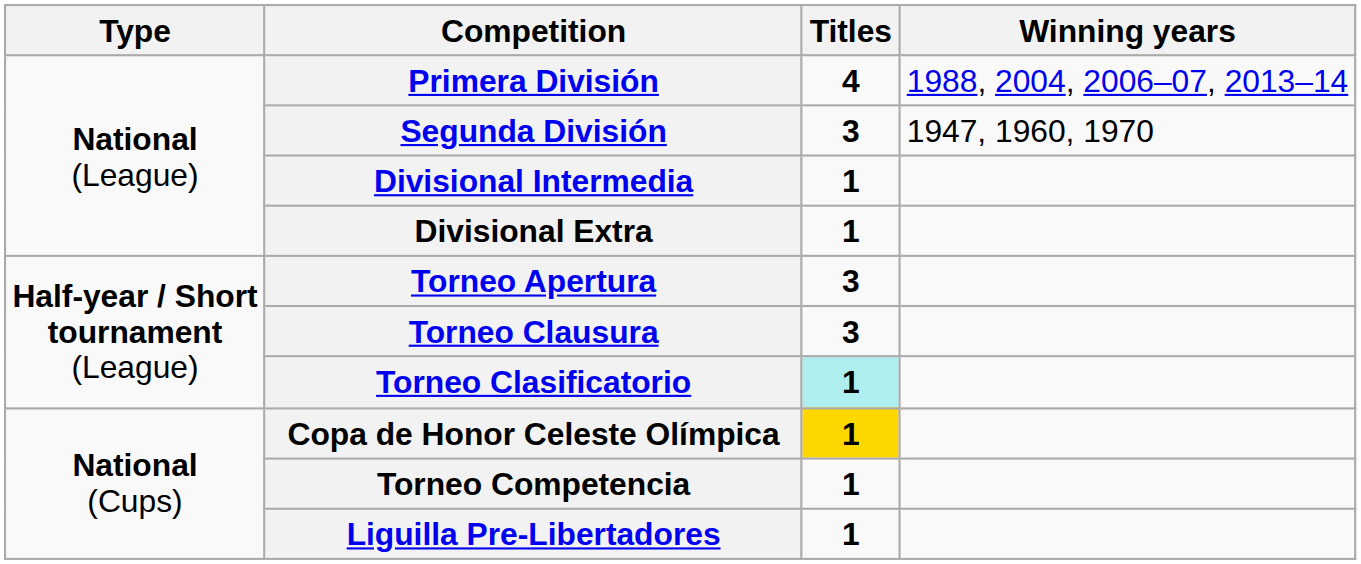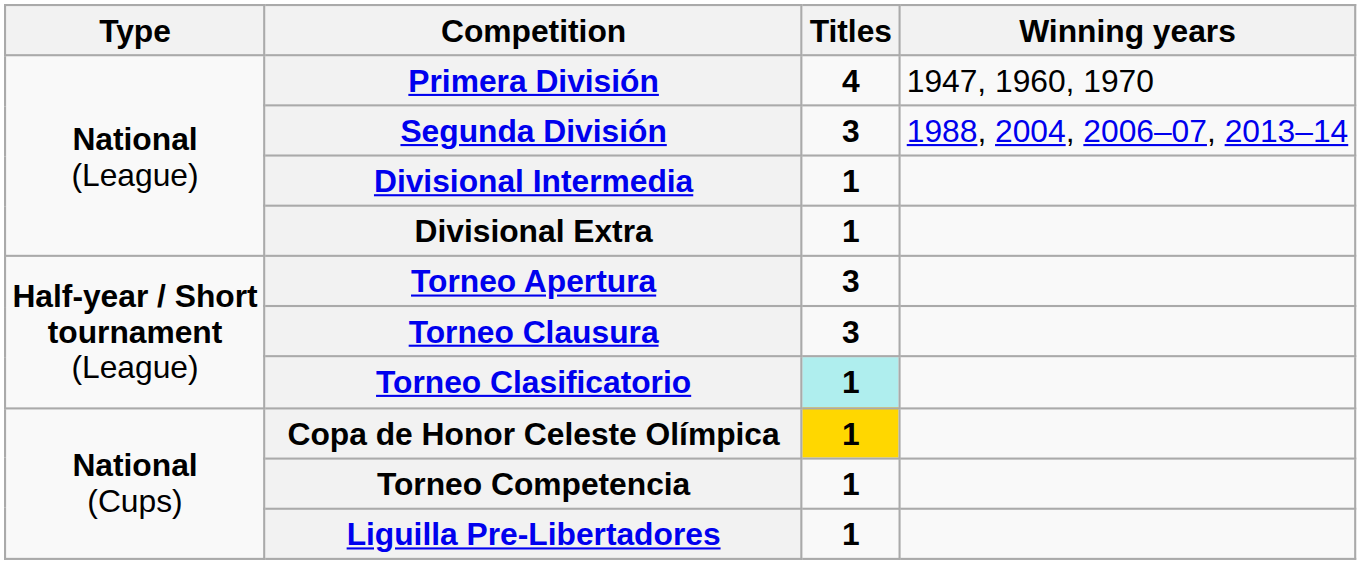(1127, 81) 1988, 2004, 2006–07, 2013–14 -> (1030, 81) 1947, 1960, 1970
(1030, 131) 1947, 1960, 1970 -> (1127, 131) 1988, 2004, 2006–07, 2013–14
